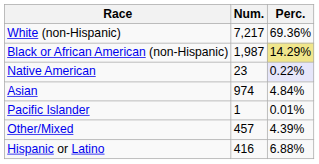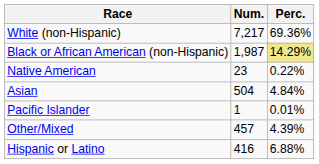(287, 71) lavender background -> (287, 71) no background
(244, 91) 974 -> (244, 91) 504
